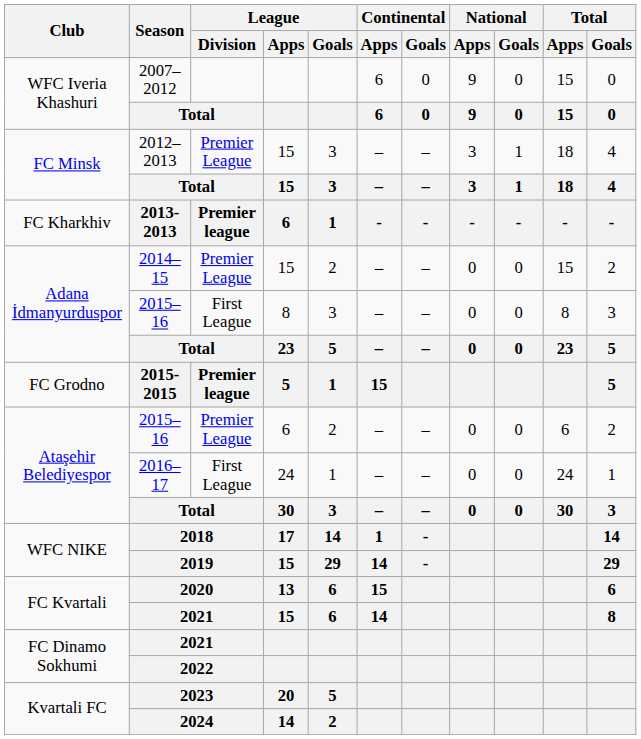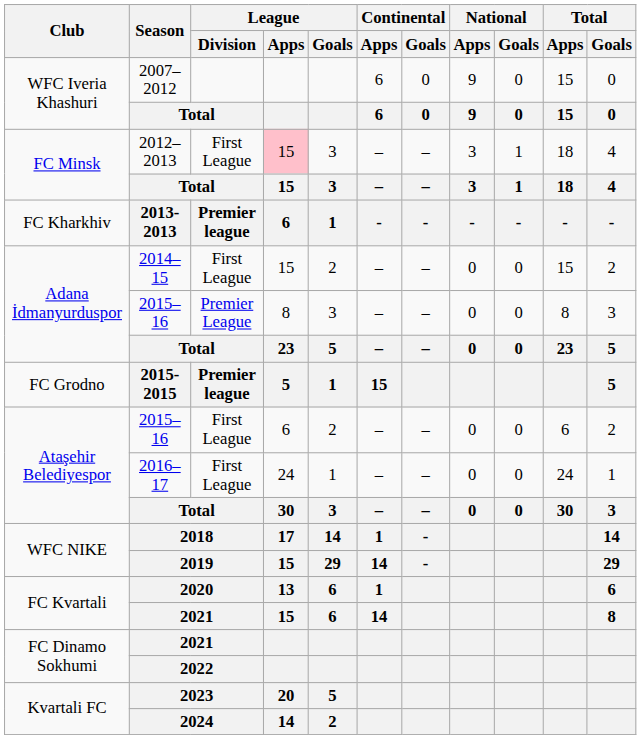(227, 151) Premier League -> (227, 151) First League
(286, 151) no background -> (286, 151) pink background
(227, 267) Premier League -> (227, 267) First League
(227, 313) First League -> (227, 313) Premier League
(227, 429) Premier League -> (227, 429) First League
(379, 589) 15 -> (379, 589) 1
